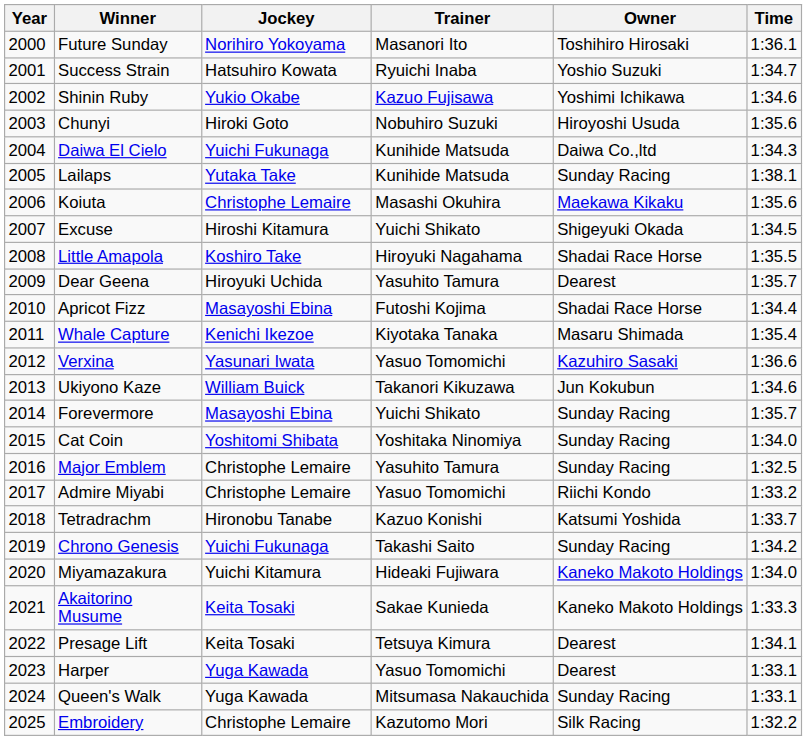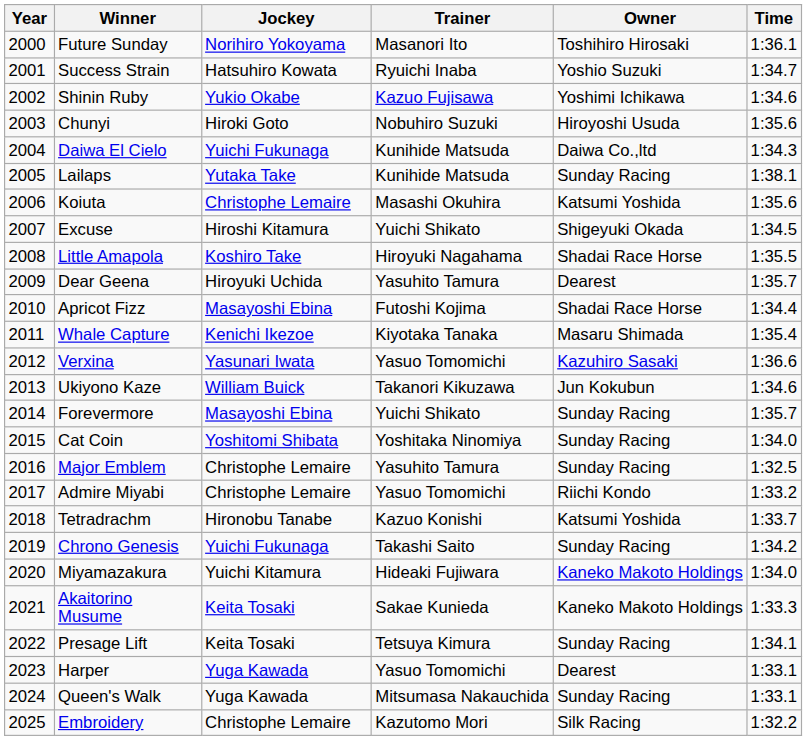(620, 203) Maekawa Kikaku -> (619, 203) Katsumi Yoshida
(586, 644) Dearest -> (614, 644) Sunday Racing
